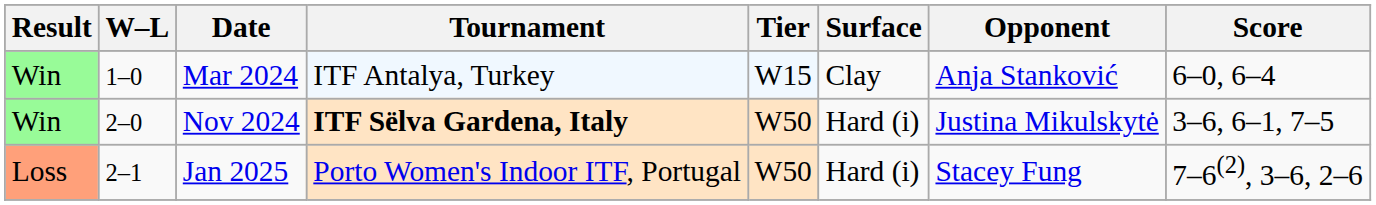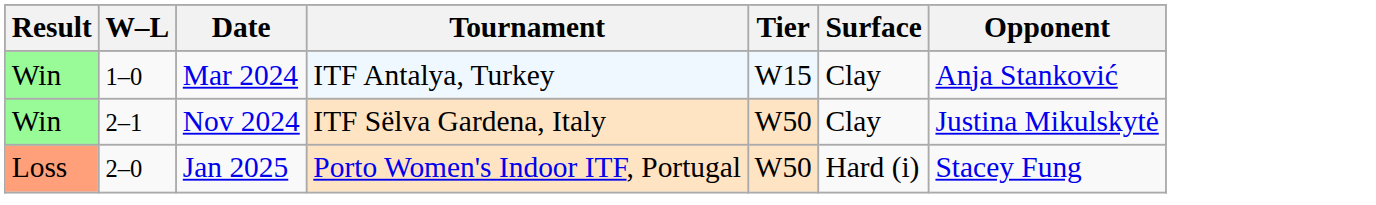- column: (1268, 27)
(124, 123) 2–0 -> (124, 123) 2–1
(471, 121) bold -> (460, 121) normal
(872, 121) Hard (i) -> (853, 121) Clay
(124, 173) 2–1 -> (124, 169) 2–0
